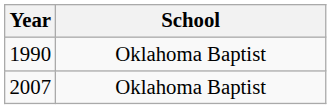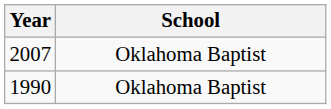rows swapped: (30, 53) <-> (30, 86)
